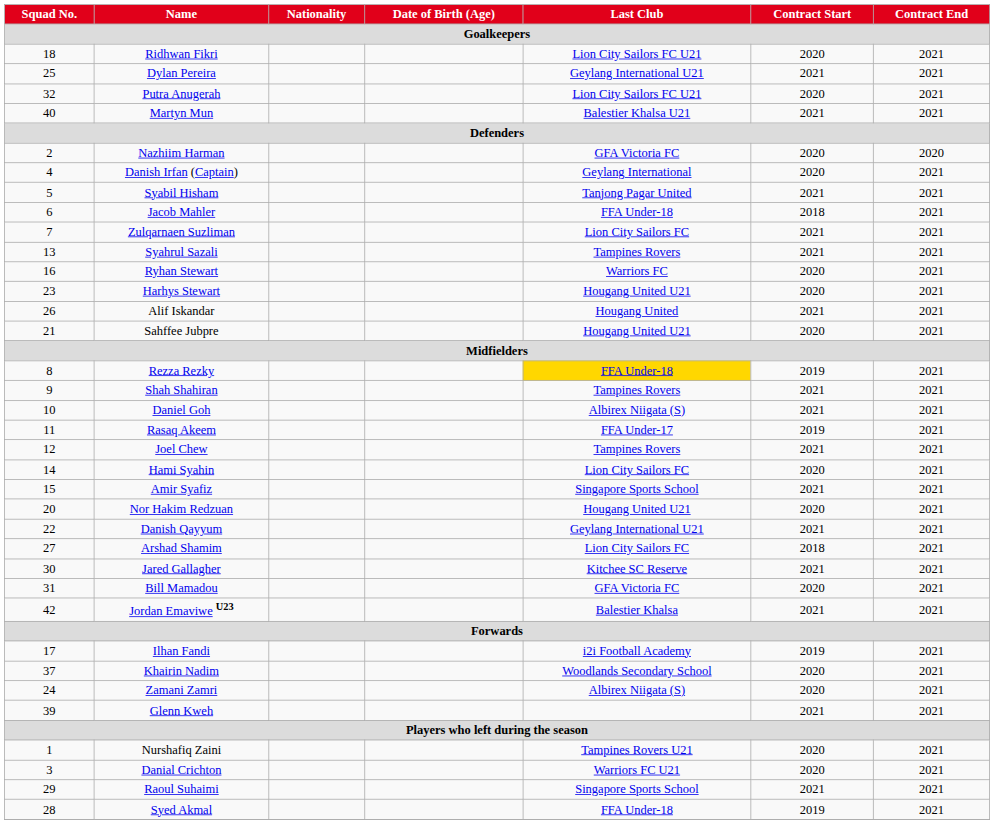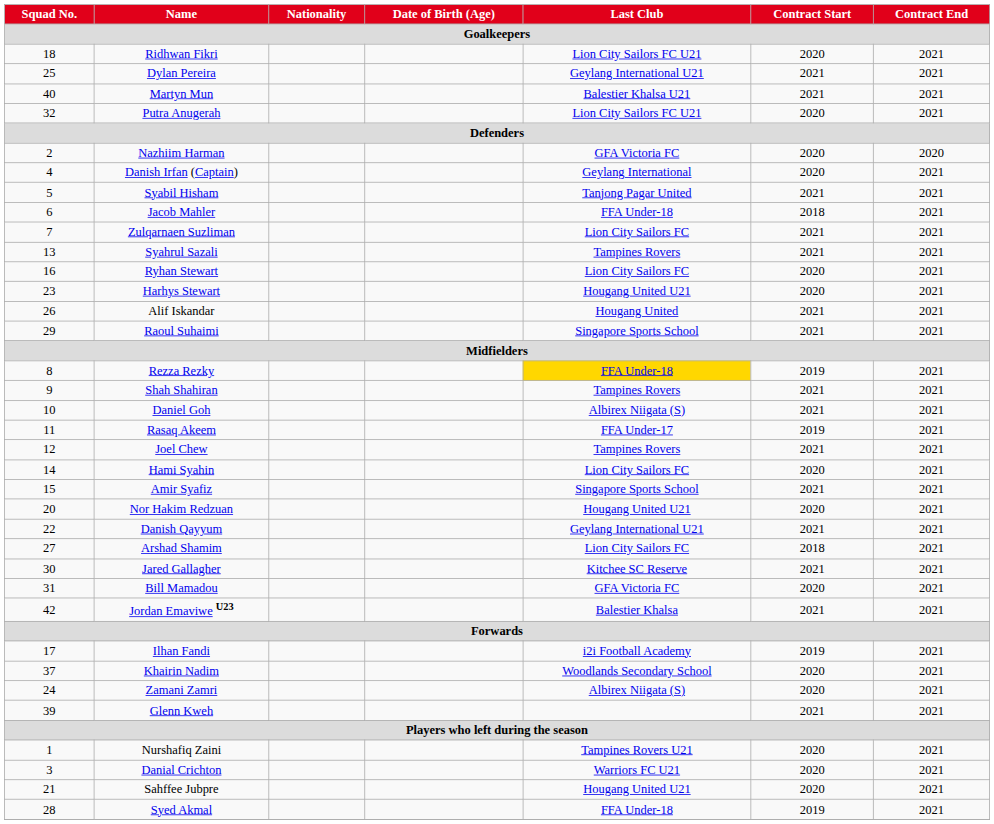rows swapped: (181, 93) <-> (181, 113)
(637, 271) Warriors FC -> (637, 271) Lion City Sailors FC
rows swapped: (181, 789) <-> (181, 331)
